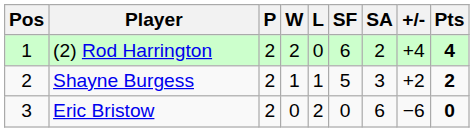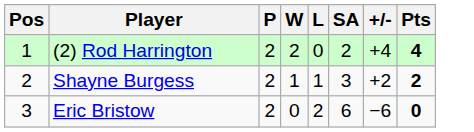- column: (345, 19)
